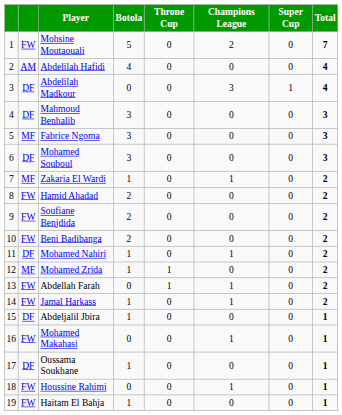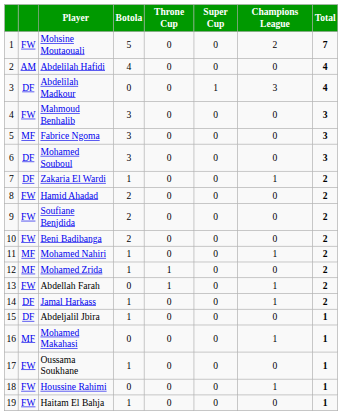columns swapped: (231, 18) <-> (291, 18)
(28, 115) DF -> (28, 115) FW
(28, 179) MF -> (28, 179) DF
(28, 254) DF -> (28, 254) MF
(28, 301) FW -> (28, 301) DF
(28, 338) FW -> (28, 338) MF
(28, 366) DF -> (28, 366) FW
